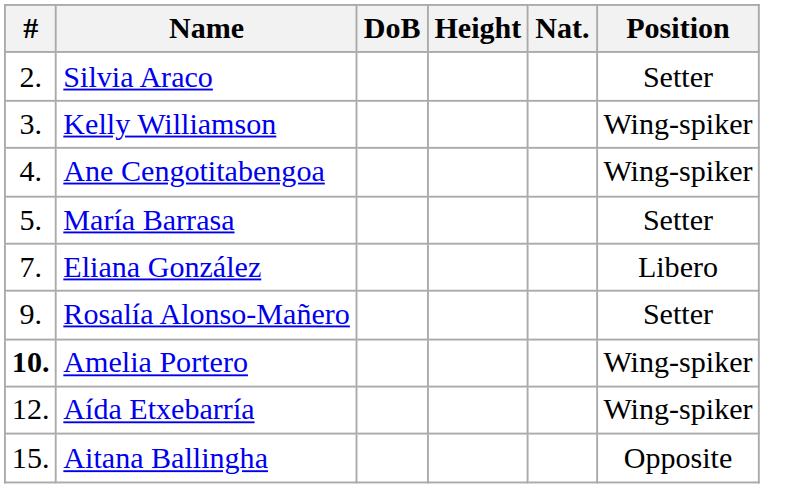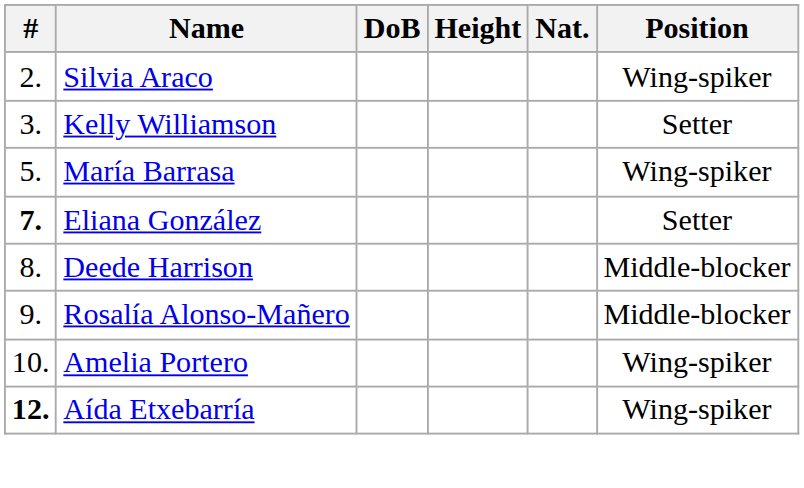(678, 76) Setter -> (697, 76) Wing-spiker
(678, 123) Wing-spiker -> (697, 123) Setter
- row: (194, 171)
(678, 219) Setter -> (697, 171) Wing-spiker
(31, 266) normal -> (31, 219) bold
(678, 266) Libero -> (697, 219) Setter
+ row: (158, 266)
(678, 314) Setter -> (697, 314) Middle-blocker
(31, 362) bold -> (31, 362) normal
(31, 409) normal -> (31, 409) bold
- row: (166, 457)
